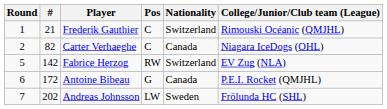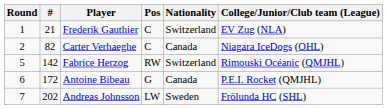(283, 29) Rimouski Océanic (QMJHL) -> (253, 29) EV Zug (NLA)
(253, 63) EV Zug (NLA) -> (283, 63) Rimouski Océanic (QMJHL)
